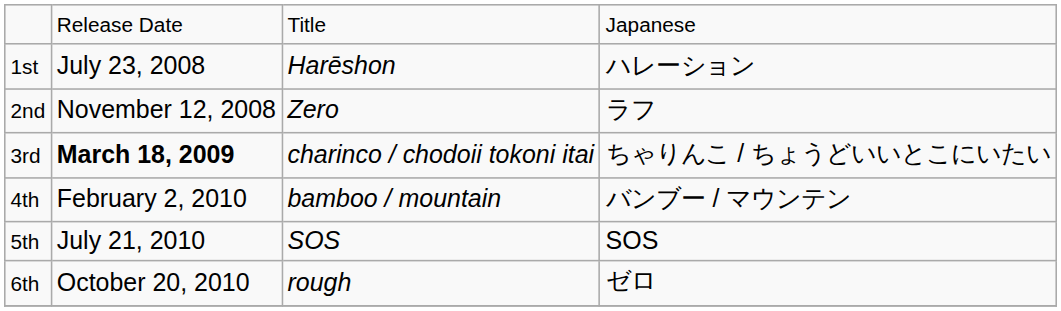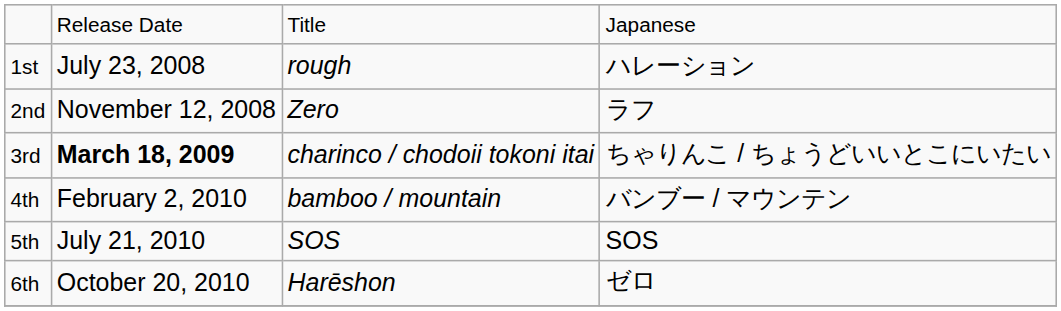(342, 66) Harēshon -> (319, 66) rough
(319, 282) rough -> (342, 282) Harēshon
